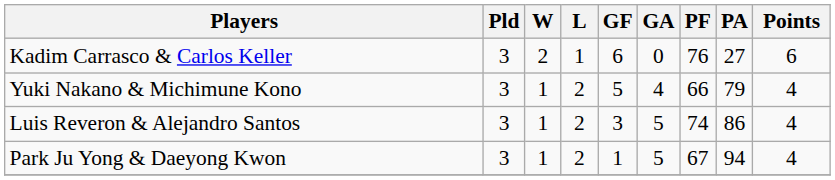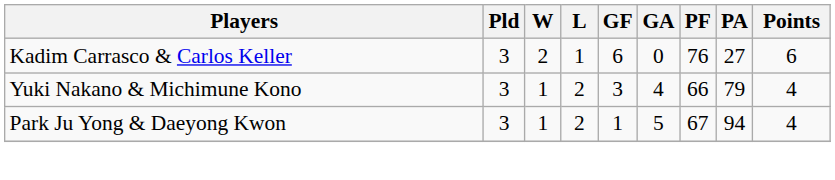(618, 89) 5 -> (618, 89) 3
- row: (155, 123)
